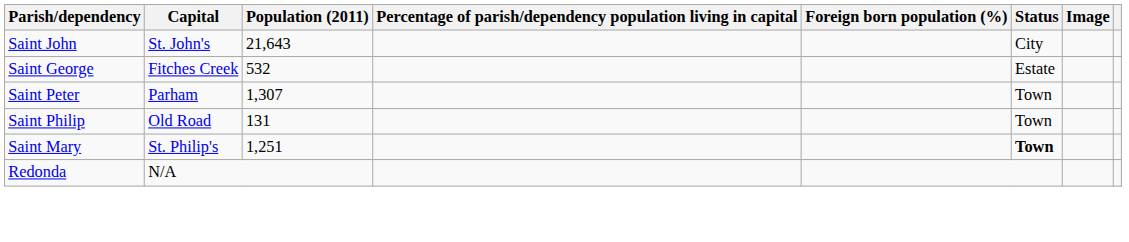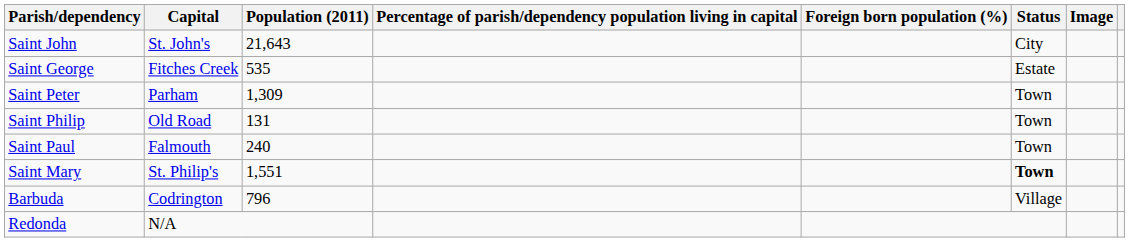(258, 69) 532 -> (258, 69) 535
(264, 95) 1,307 -> (264, 95) 1,309
+ row: (42, 146)
(264, 146) 1,251 -> (264, 172) 1,551
+ row: (36, 198)
